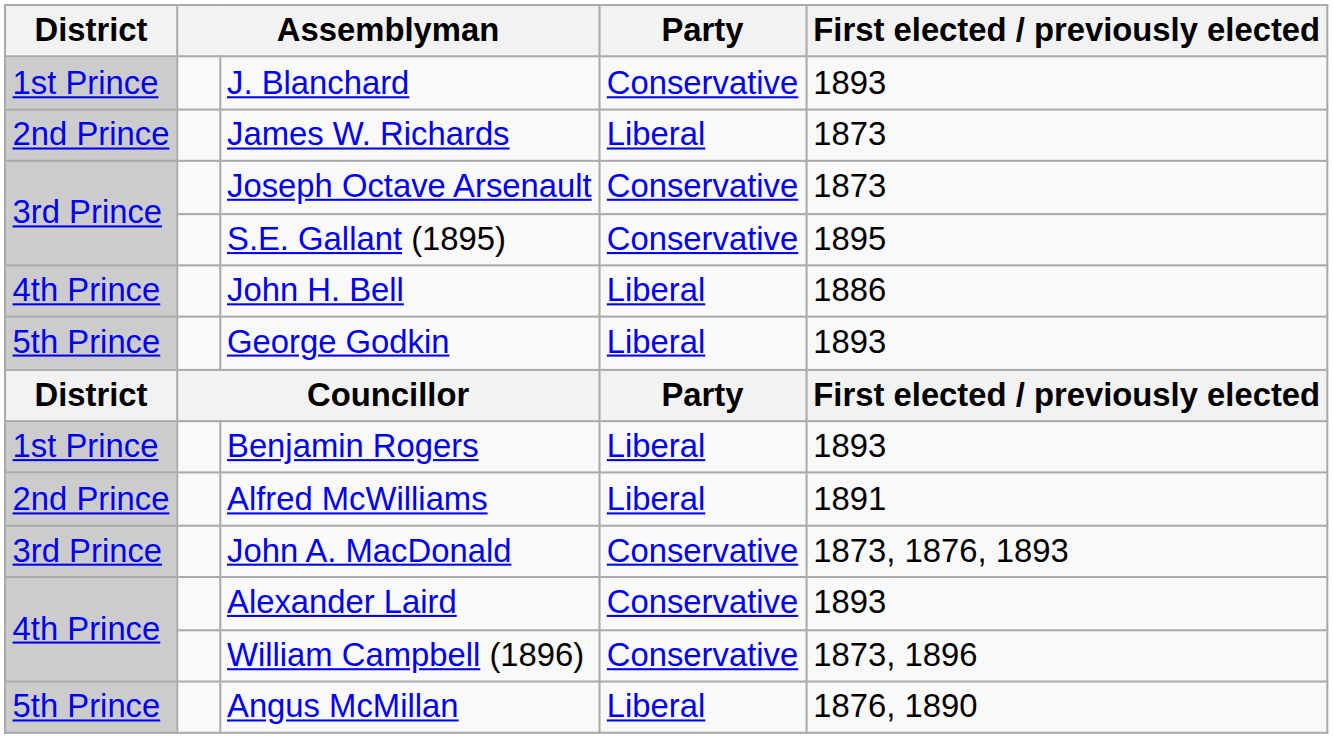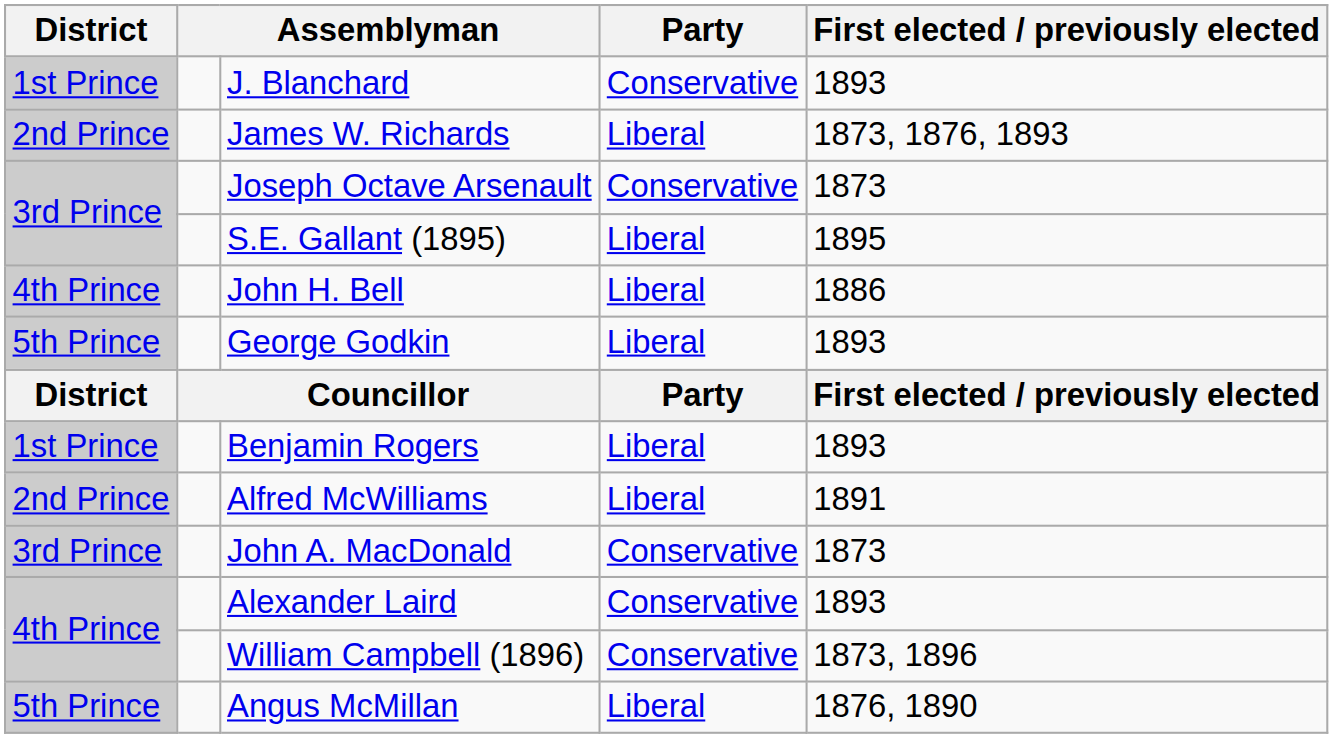(850, 134) 1873 -> (941, 134) 1873, 1876, 1893
(703, 238) Conservative -> (656, 238) Liberal
(941, 550) 1873, 1876, 1893 -> (850, 550) 1873
